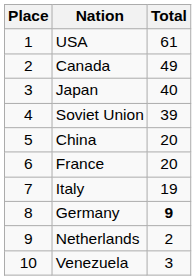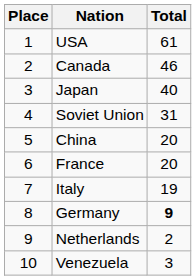(169, 66) 49 -> (169, 66) 46
(169, 115) 39 -> (169, 115) 31
